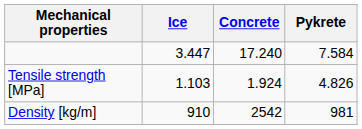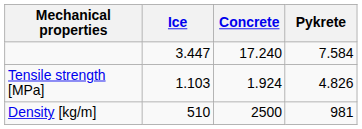(199, 113) 910 -> (199, 113) 510
(266, 113) 2542 -> (266, 113) 2500
